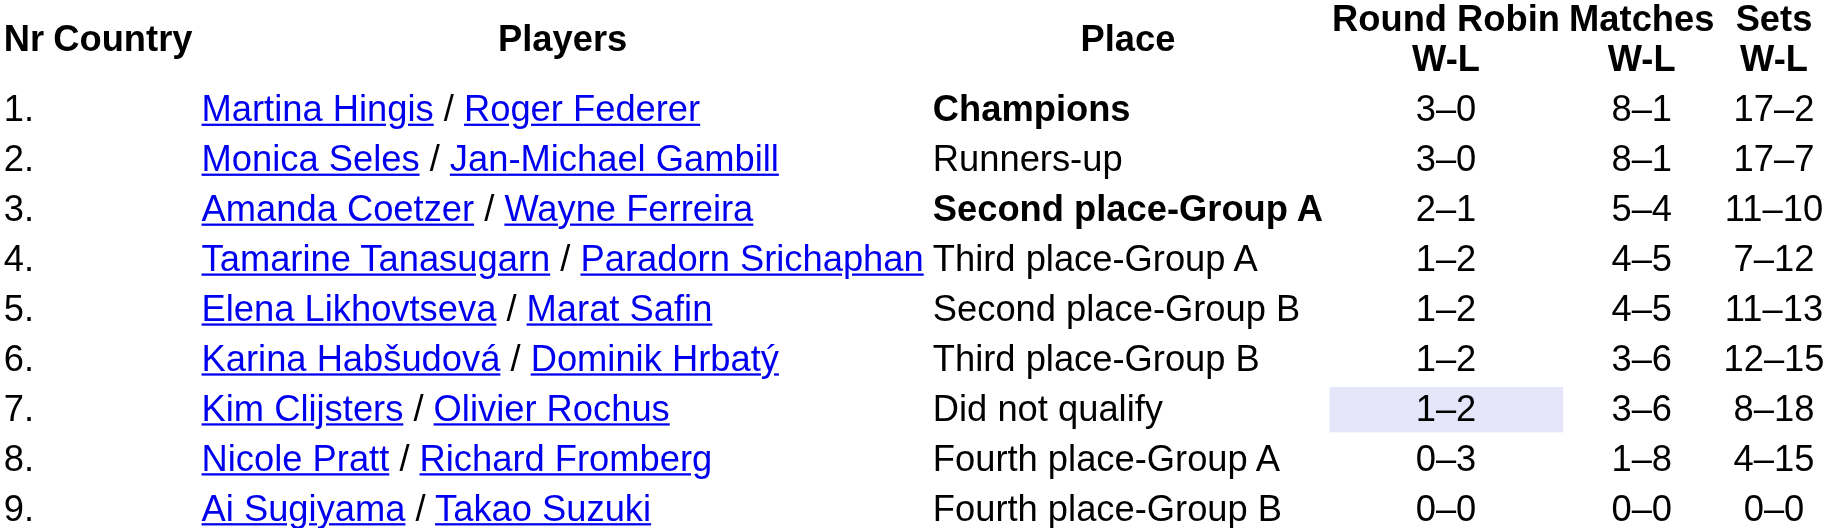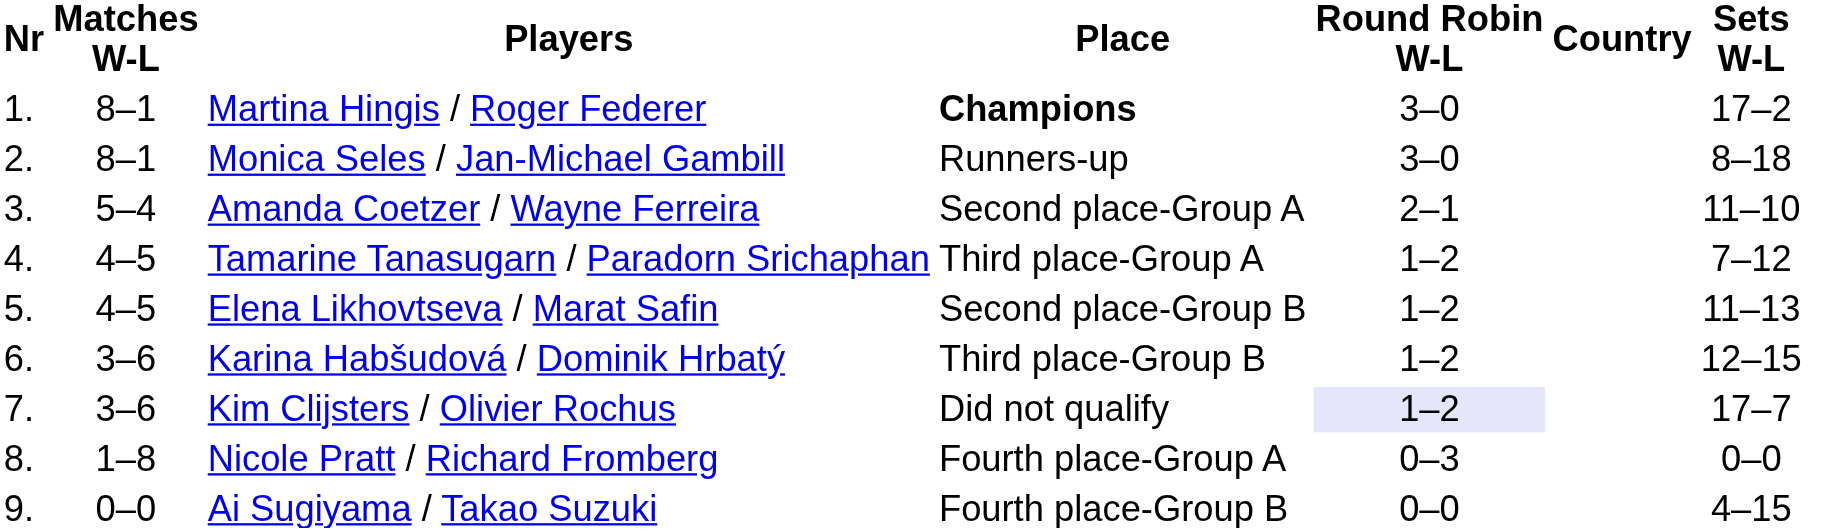columns swapped: (123, 39) <-> (1642, 39)
(1774, 159) 17–7 -> (1751, 159) 8–18
(1128, 209) bold -> (1122, 209) normal
(1774, 409) 8–18 -> (1751, 409) 17–7
(1774, 458) 4–15 -> (1751, 458) 0–0
(1774, 508) 0–0 -> (1751, 508) 4–15
